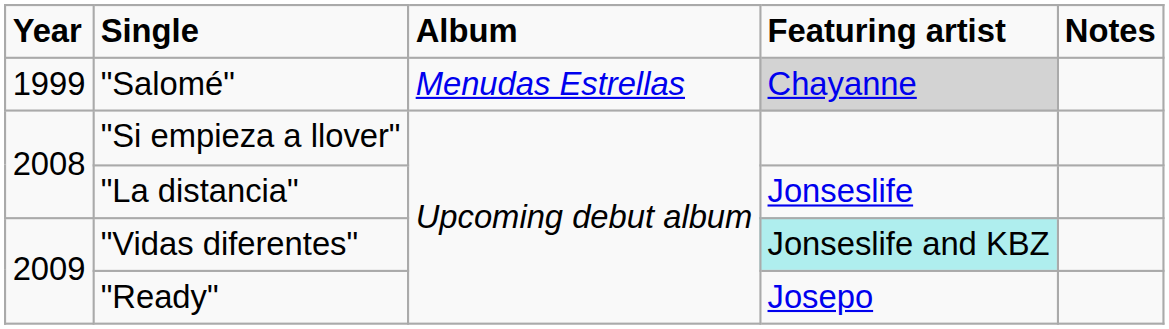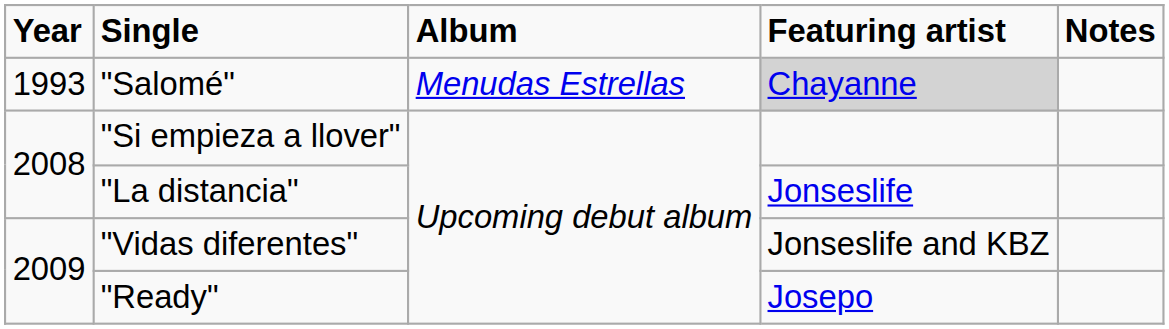(49, 83) 1999 -> (49, 83) 1993
(909, 243) paleturquoise background -> (909, 243) no background
